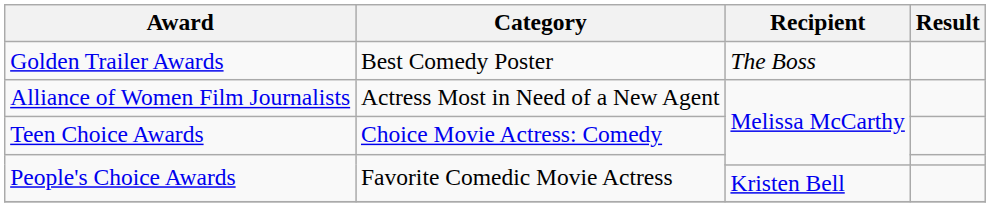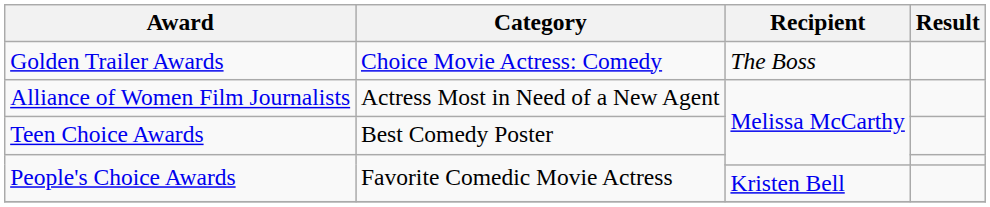(457, 60) Best Comedy Poster -> (512, 60) Choice Movie Actress: Comedy
(512, 135) Choice Movie Actress: Comedy -> (457, 135) Best Comedy Poster
